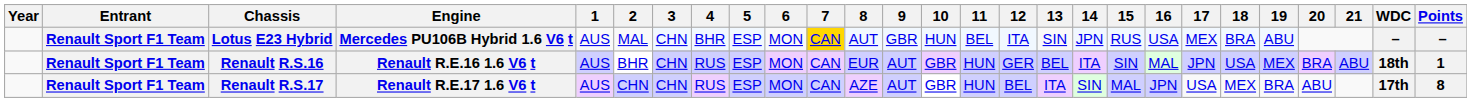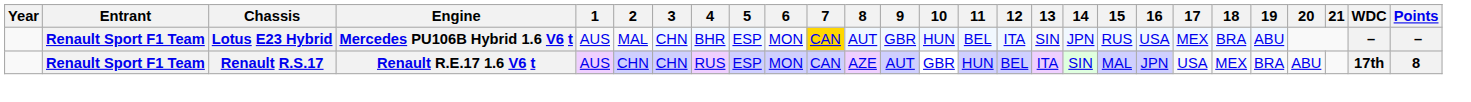- row: (272, 62)
